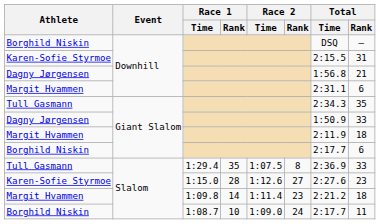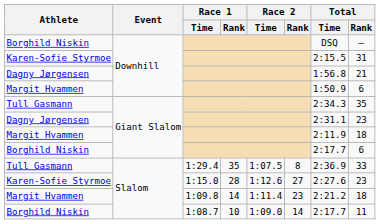(330, 88) 2:31.1 -> (330, 88) 1:50.9
(330, 119) 1:50.9 -> (330, 119) 2:31.1
(361, 119) 33 -> (361, 119) 23
(298, 211) 24 -> (298, 211) 14
